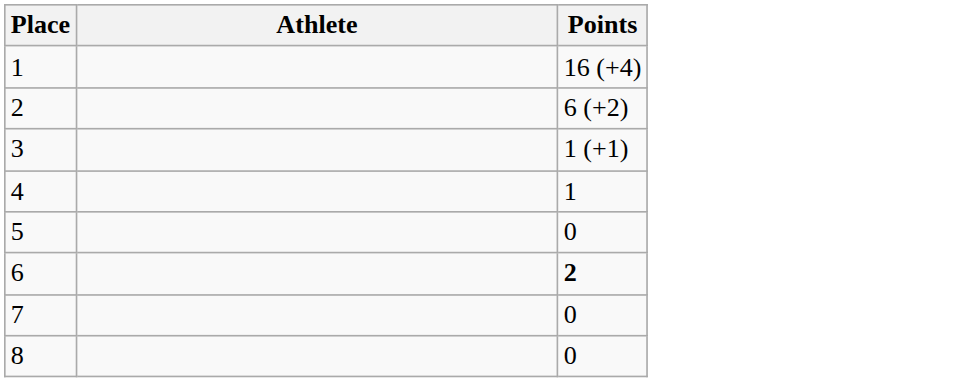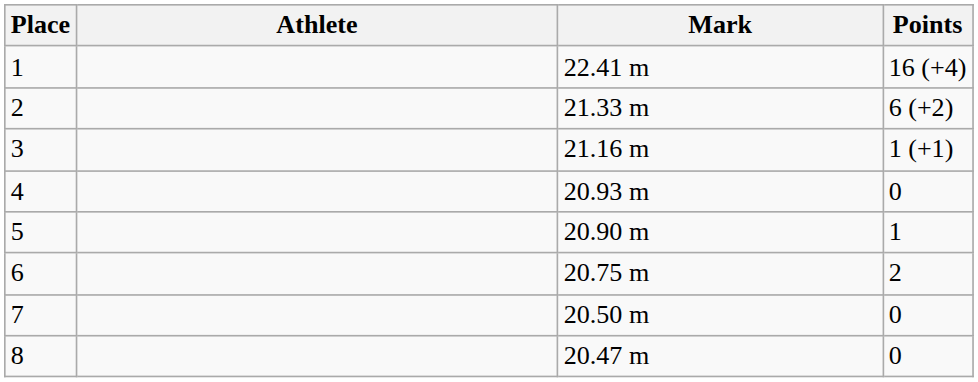+ column: (720, 25)
(570, 190) 1 -> (895, 190) 0
(570, 231) 0 -> (895, 231) 1
(570, 273) bold -> (895, 273) normal
